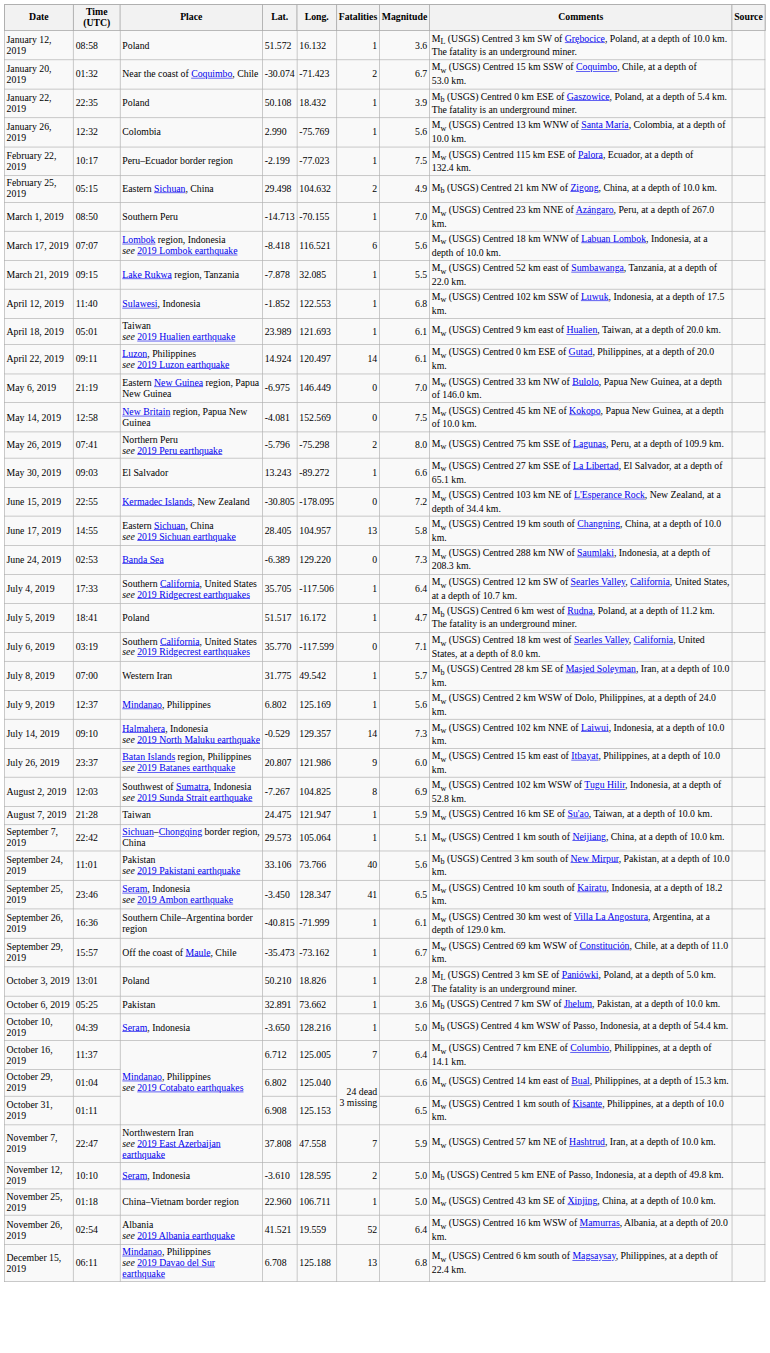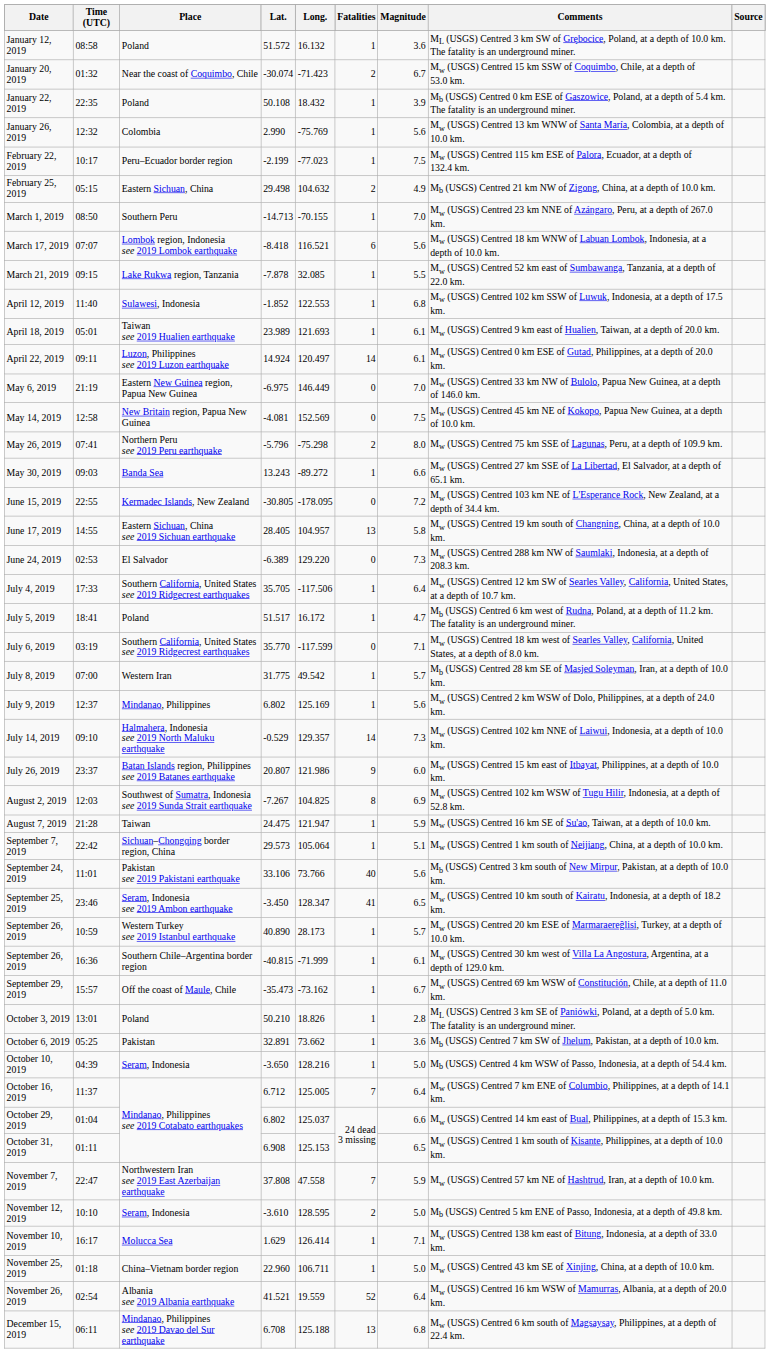(145, 472) El Salvador -> (143, 472) Banda Sea
(143, 560) Banda Sea -> (145, 560) El Salvador
+ row: (35, 932)
(315, 1082) 125.040 -> (314, 1120) 125.037
+ row: (34, 1241)
